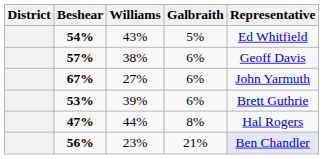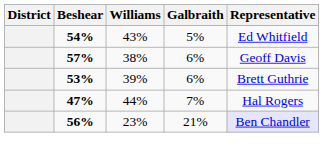- row: (80, 79)
(195, 121) 8% -> (195, 100) 7%
